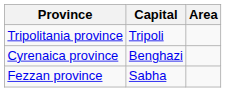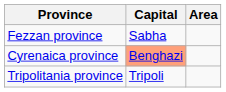rows swapped: (65, 35) <-> (55, 76)
(156, 55) no background -> (156, 55) lightsalmon background
